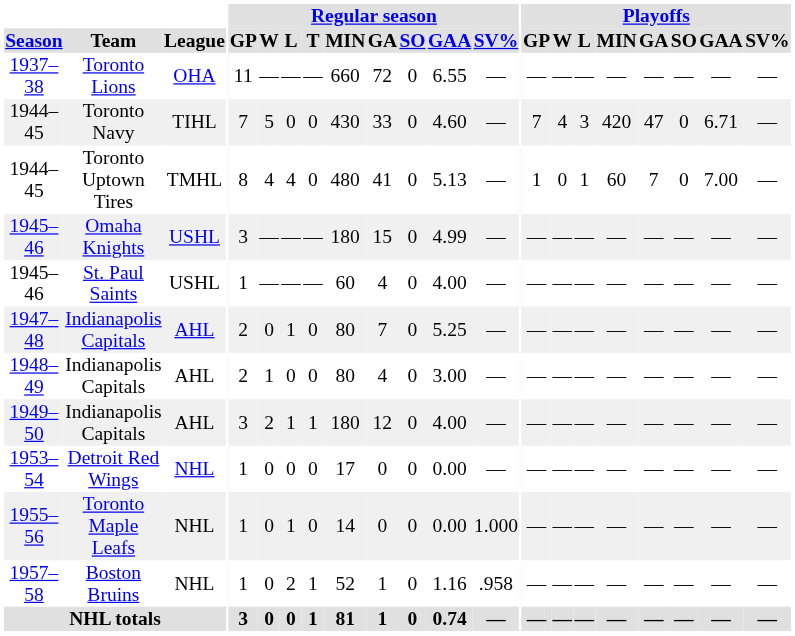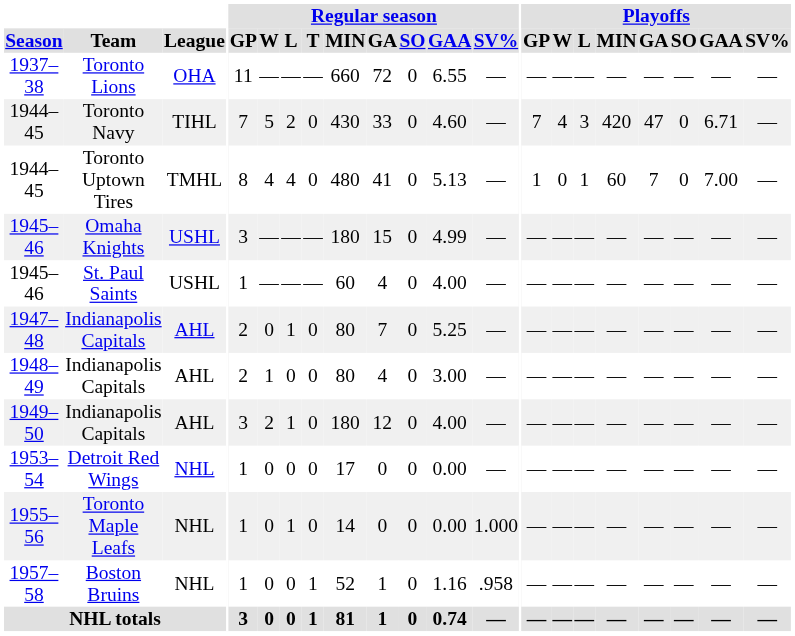(291, 122) 0 -> (291, 122) 2
(313, 422) 1 -> (313, 422) 0
(291, 583) 2 -> (291, 583) 0
